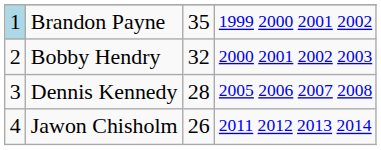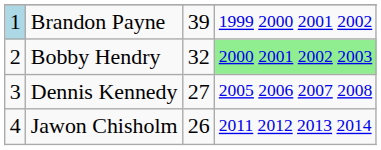(199, 21) 35 -> (199, 21) 39
(296, 56) no background -> (296, 56) lightgreen background
(199, 91) 28 -> (199, 91) 27
